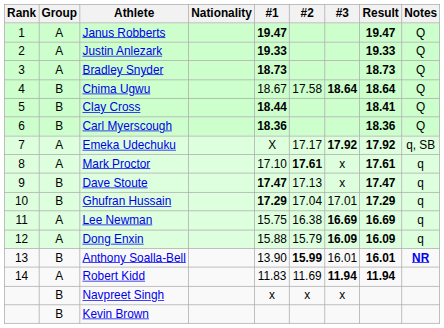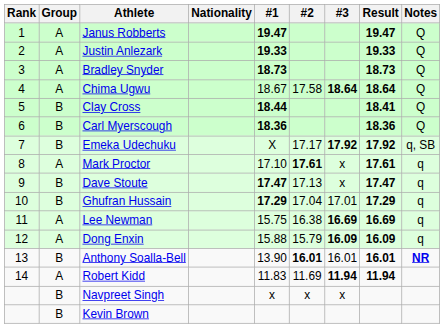(59, 88) B -> (59, 88) A
(59, 145) A -> (59, 145) B
(307, 257) 15.99 -> (307, 257) 16.01
